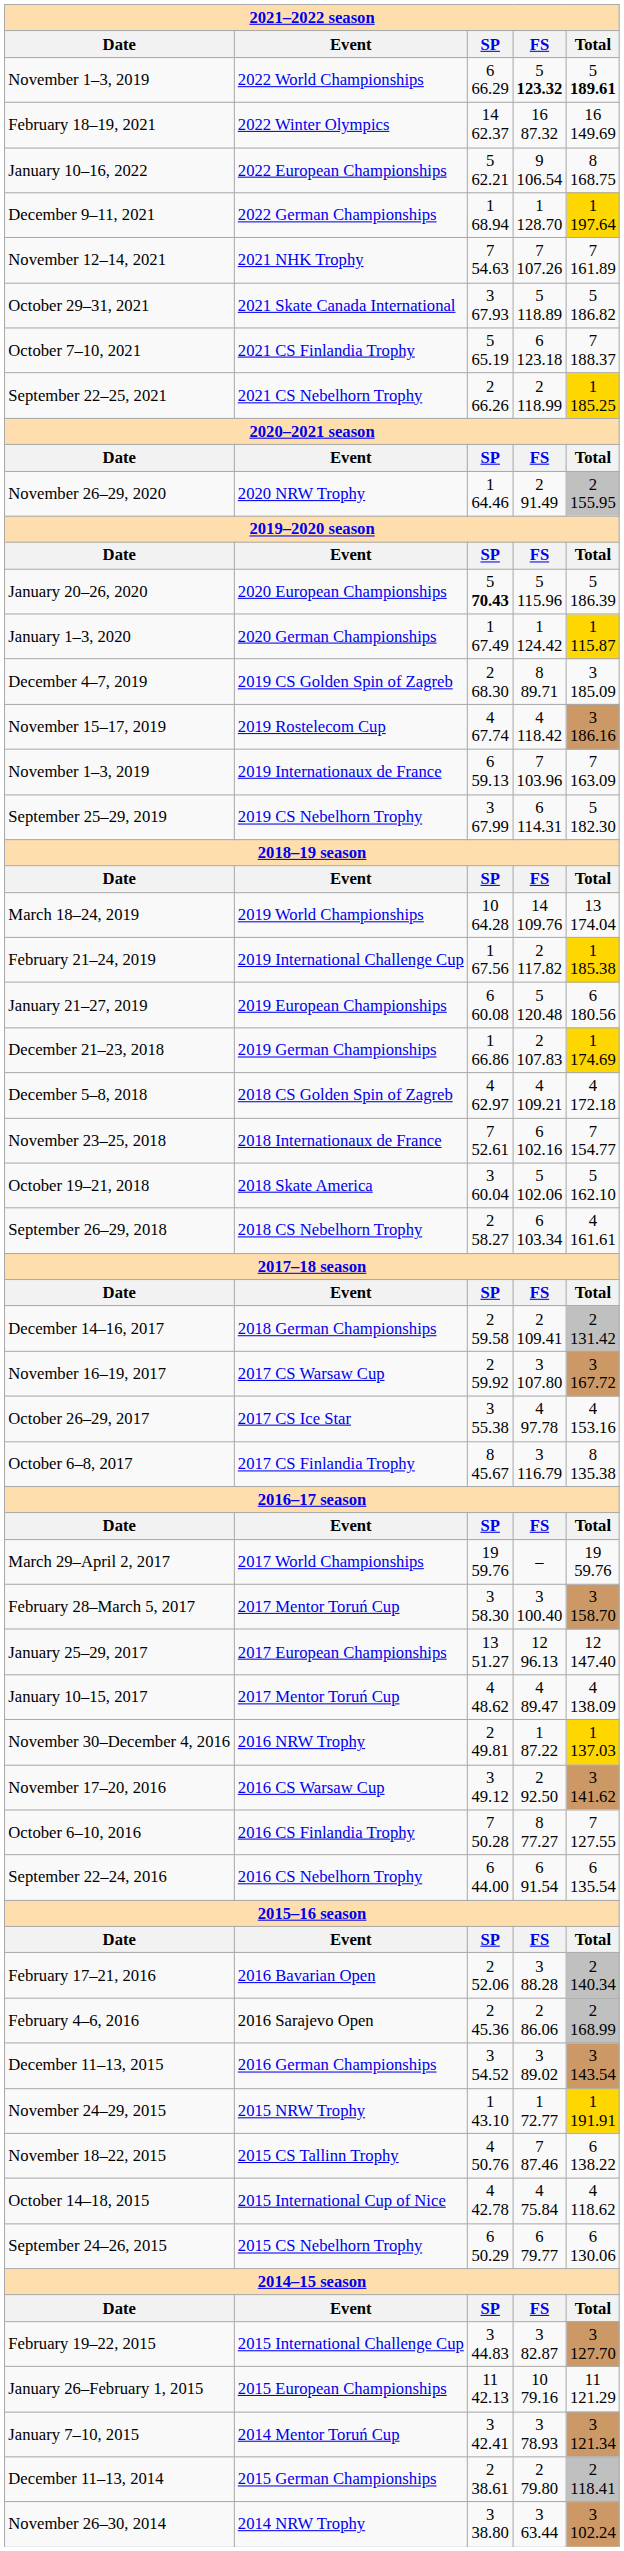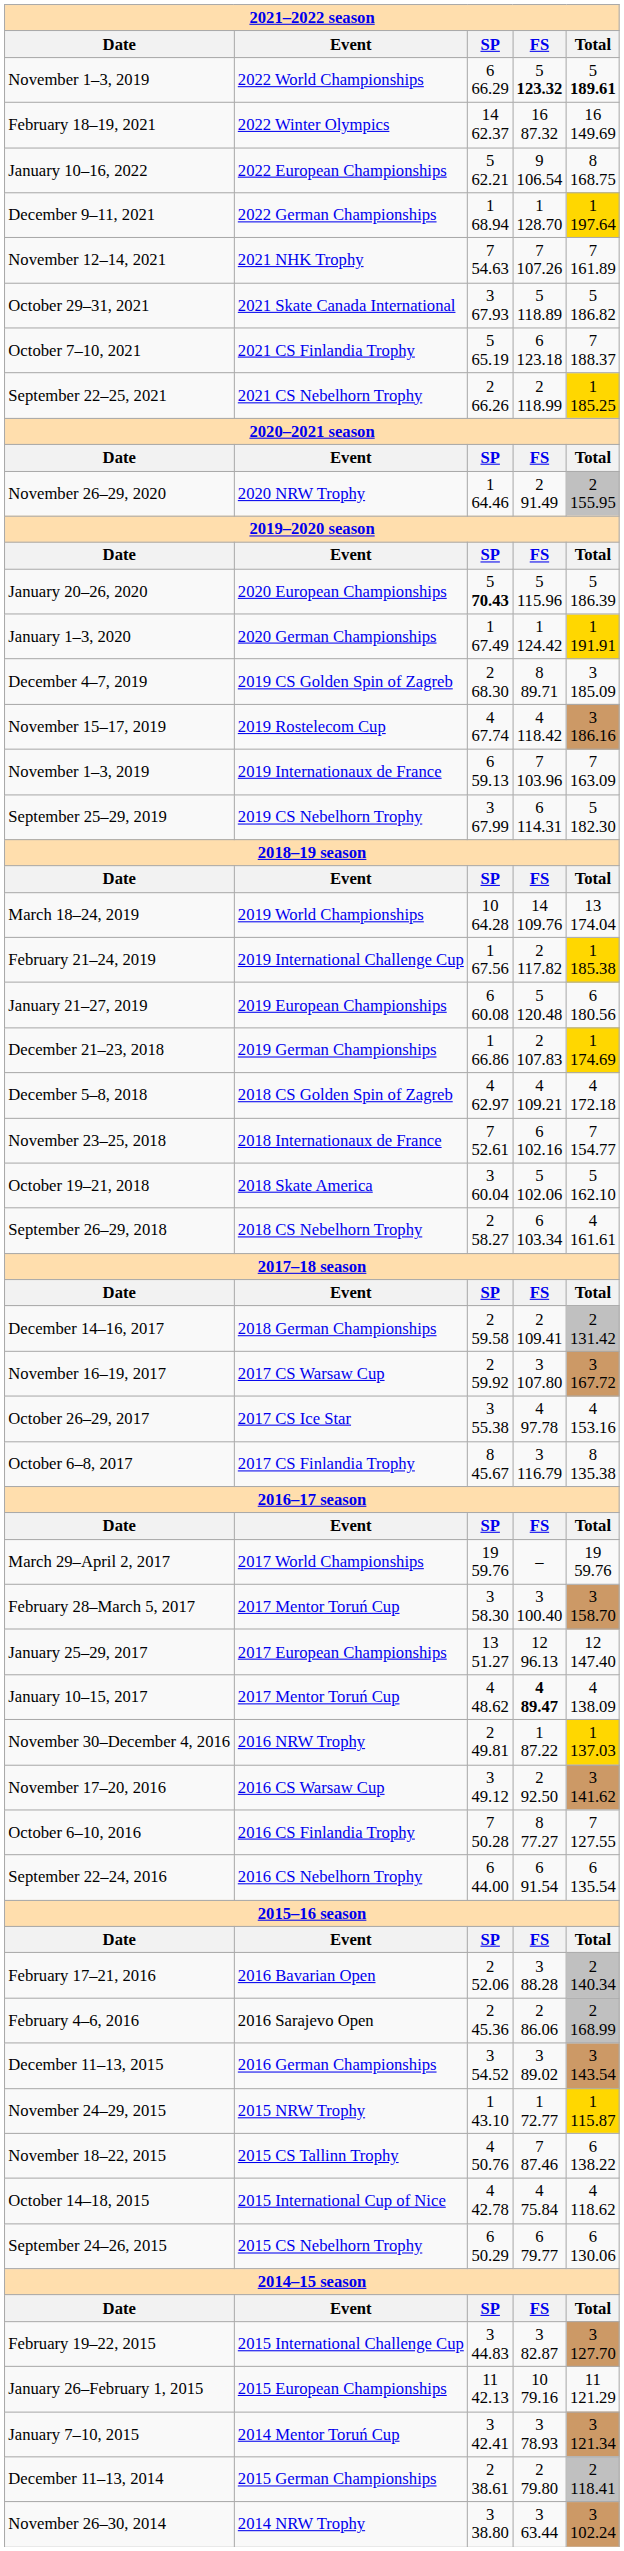(593, 636) 1 115.87 -> (593, 636) 1 191.91
(539, 1697) normal -> (539, 1697) bold
(593, 2110) 1 191.91 -> (593, 2110) 1 115.87
